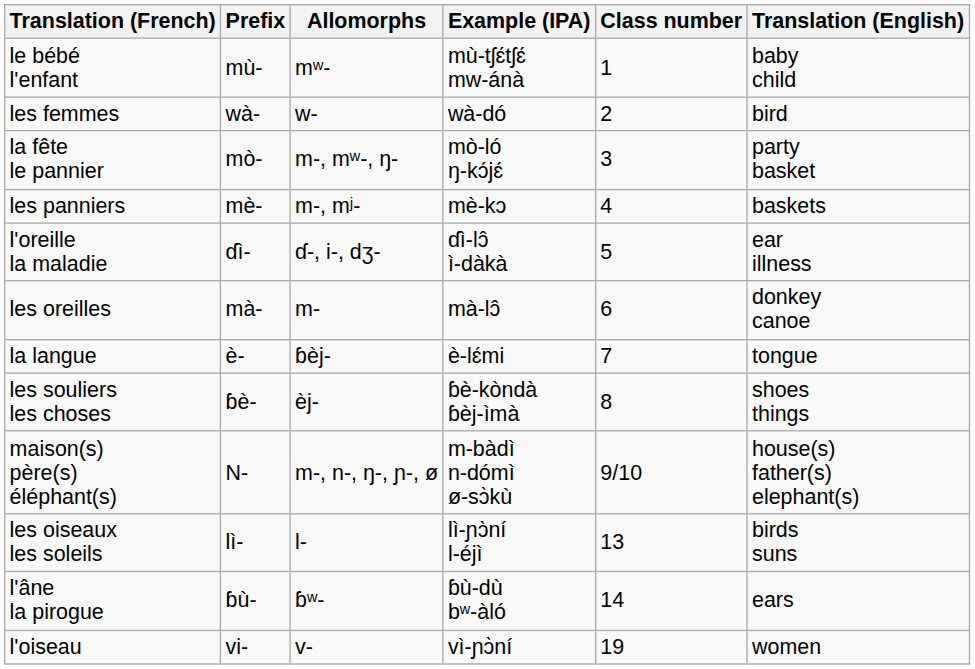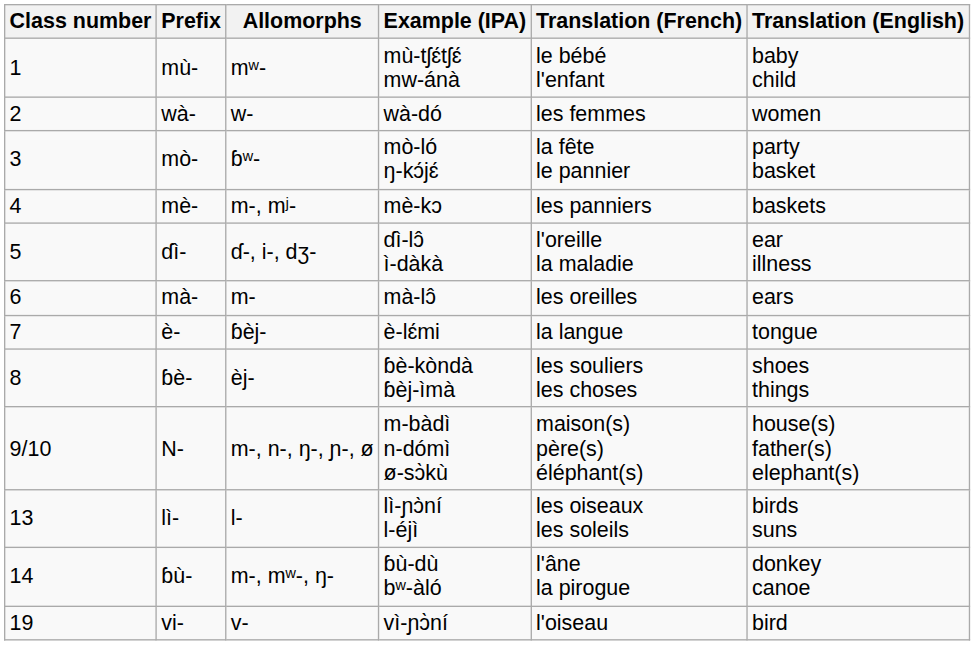columns swapped: (671, 21) <-> (113, 21)
(770, 113) bird -> (787, 113) women
(347, 159) m-, mʷ-, ŋ- -> (245, 159) ɓʷ-
(787, 309) donkey canoe -> (773, 297) ears
(310, 600) ɓʷ- -> (282, 576) m-, mʷ-, ŋ-
(773, 600) ears -> (787, 576) donkey canoe
(787, 646) women -> (770, 622) bird
